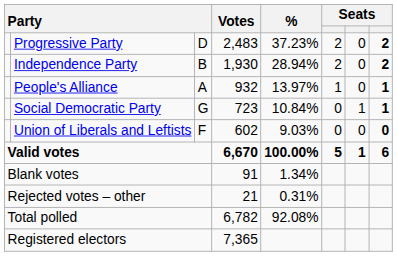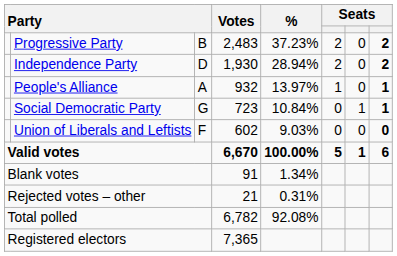(203, 43) D -> (202, 43) B
(202, 65) B -> (203, 65) D
